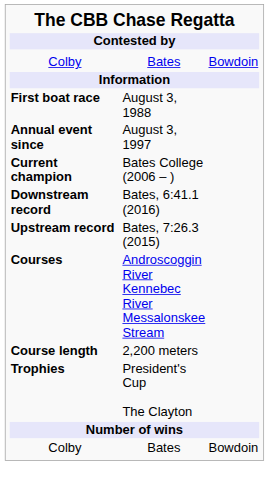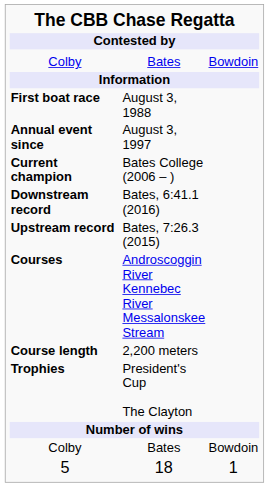+ row: (65, 467)
